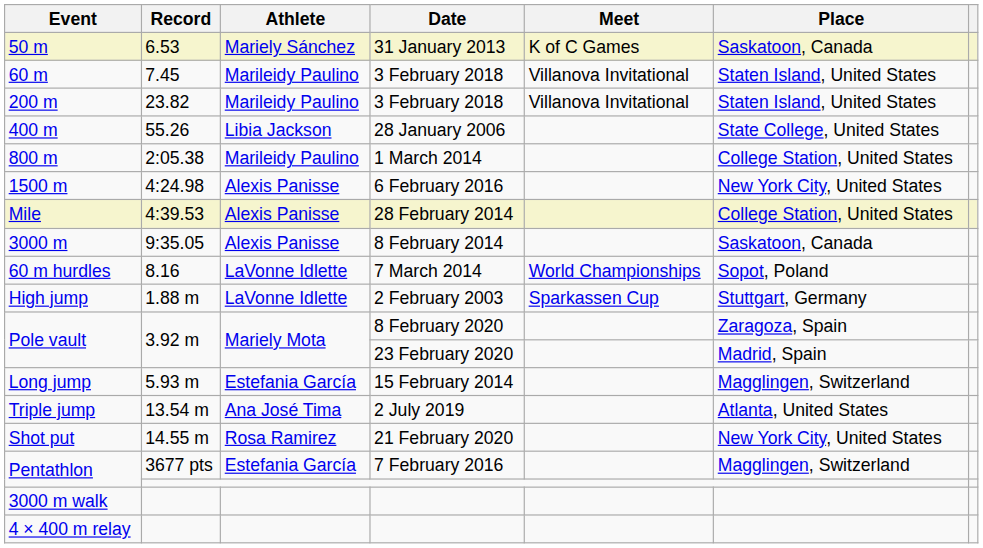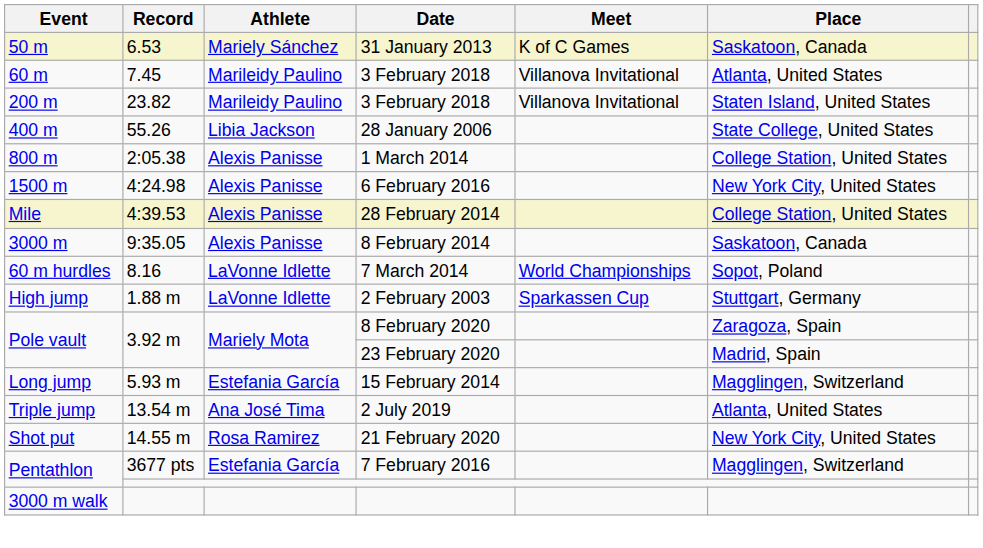(827, 75) Staten Island, United States -> (797, 75) Atlanta, United States
(292, 158) Marileidy Paulino -> (265, 158) Alexis Panisse
- row: (70, 529)
